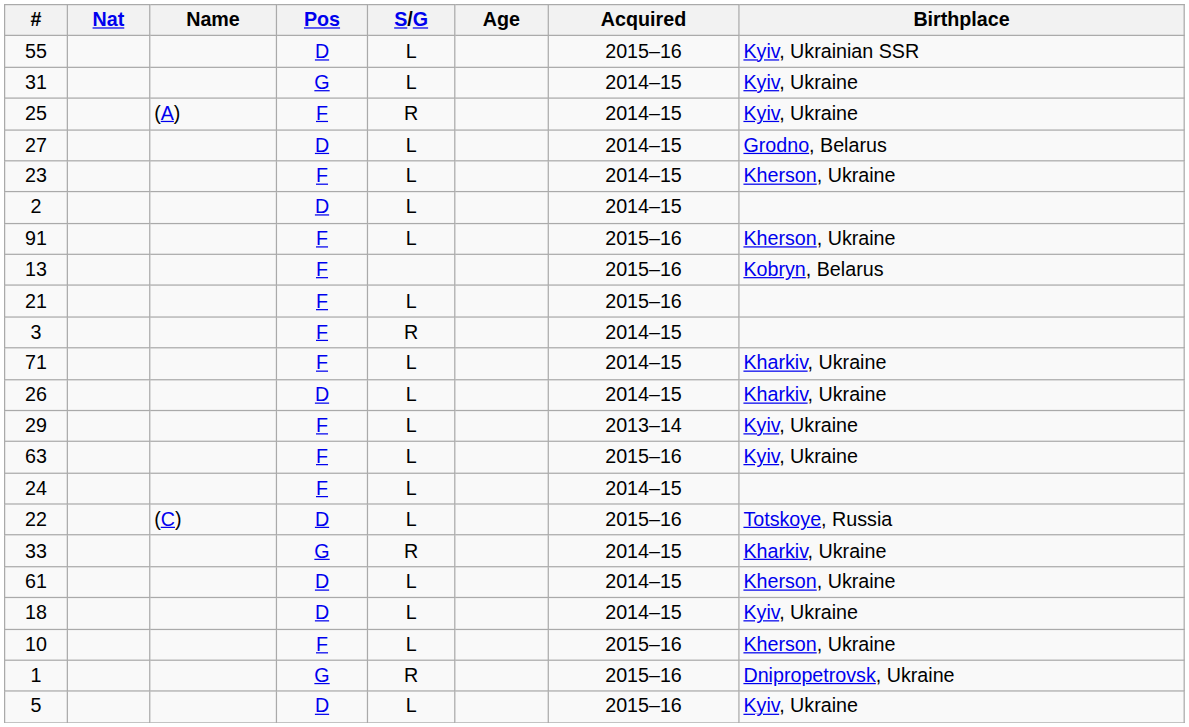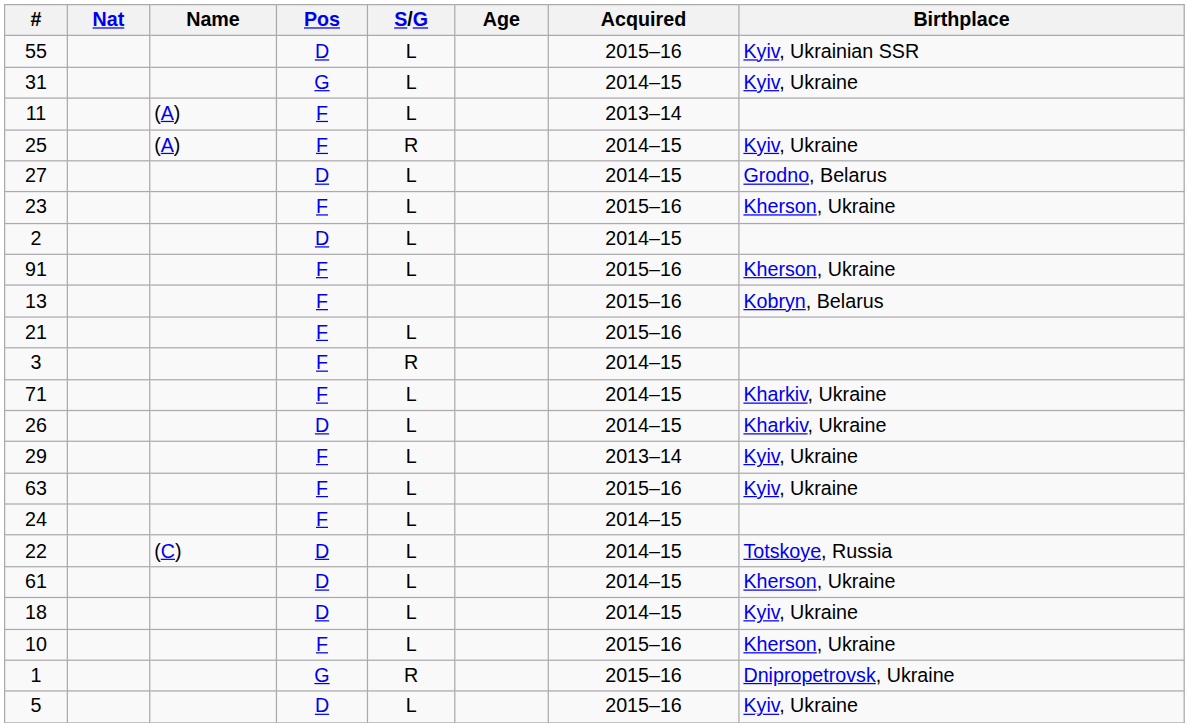+ row: (36, 113)
(644, 176) 2014–15 -> (644, 207) 2015–16
(644, 519) 2015–16 -> (644, 550) 2014–15
- row: (36, 550)
